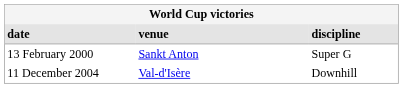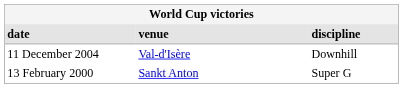rows swapped: (50, 54) <-> (53, 73)
